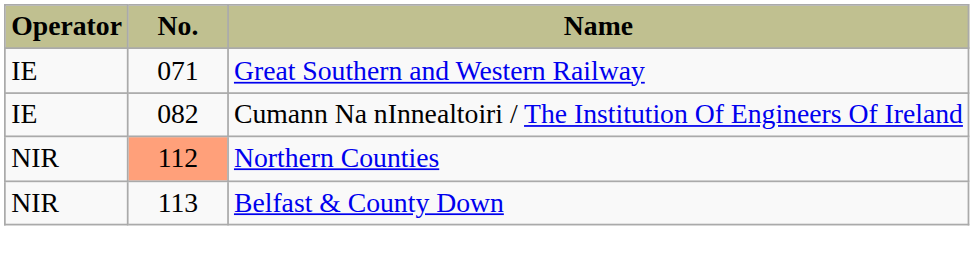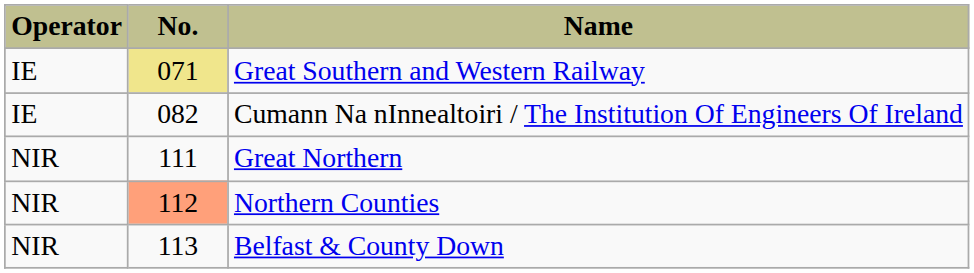(178, 70) no background -> (178, 70) khaki background
+ row: (318, 158)
